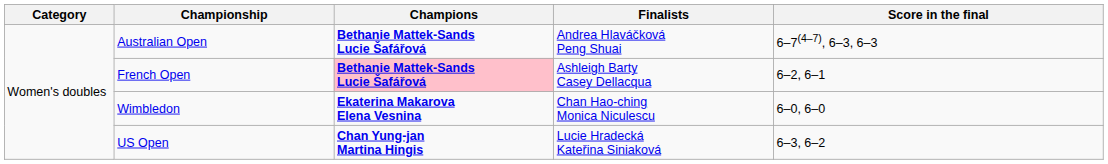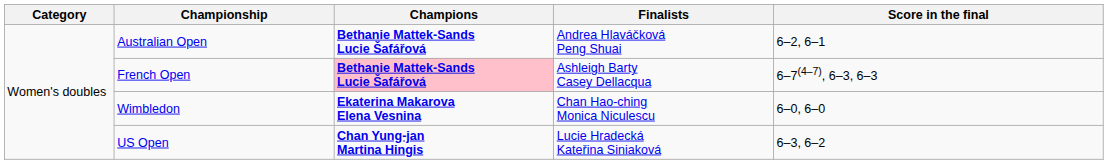(827, 41) 6–7(4–7), 6–3, 6–3 -> (801, 41) 6–2, 6–1
(801, 75) 6–2, 6–1 -> (827, 75) 6–7(4–7), 6–3, 6–3
